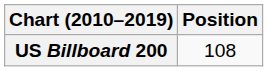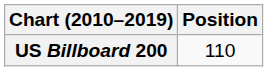(220, 50) 108 -> (220, 50) 110
